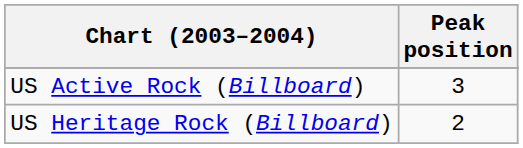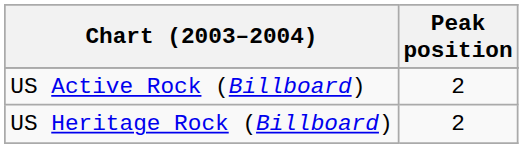(458, 87) 3 -> (458, 87) 2
